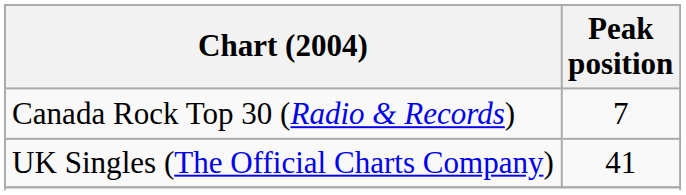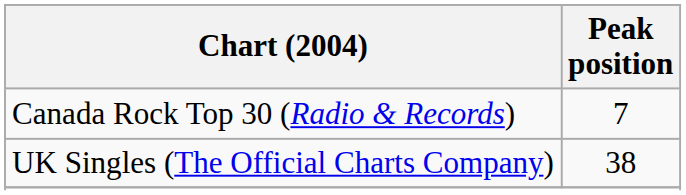(621, 162) 41 -> (621, 162) 38
